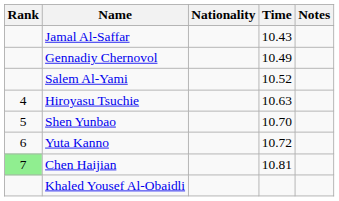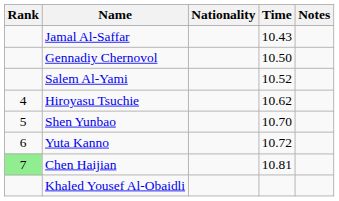(277, 57) 10.49 -> (277, 57) 10.50
(277, 100) 10.63 -> (277, 100) 10.62
